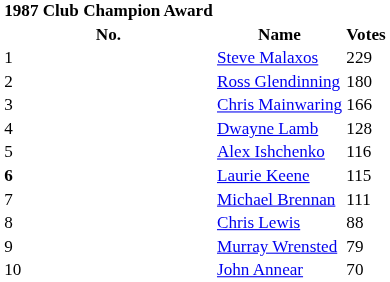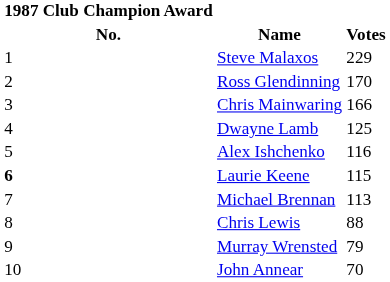(359, 81) 180 -> (359, 81) 170
(359, 128) 128 -> (359, 128) 125
(359, 199) 111 -> (359, 199) 113
